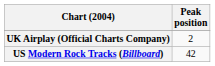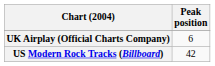(191, 38) 2 -> (191, 38) 6
